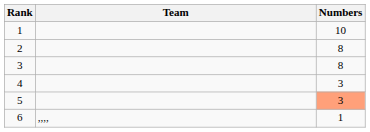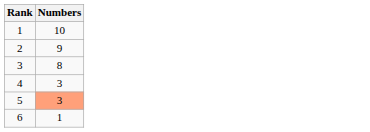- column: (176, 13)
(341, 48) 8 -> (60, 48) 9
